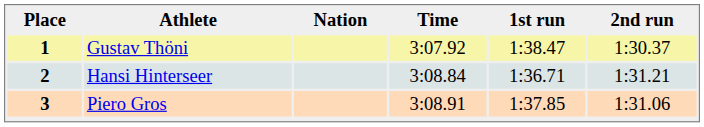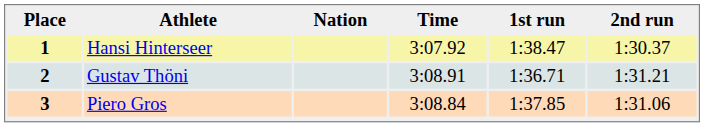(137, 48) Gustav Thöni -> (150, 48) Hansi Hinterseer
(150, 75) Hansi Hinterseer -> (137, 75) Gustav Thöni
(438, 75) 3:08.84 -> (438, 75) 3:08.91
(438, 103) 3:08.91 -> (438, 103) 3:08.84
